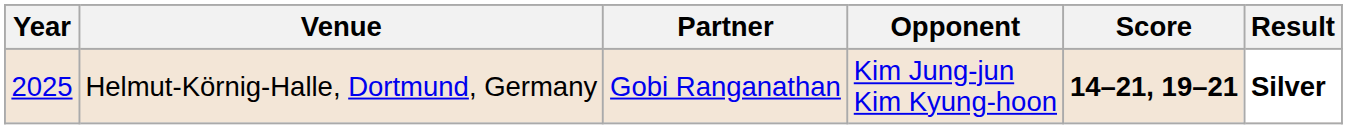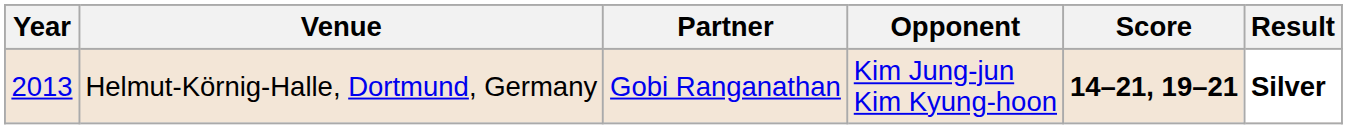(42, 86) 2025 -> (42, 86) 2013
